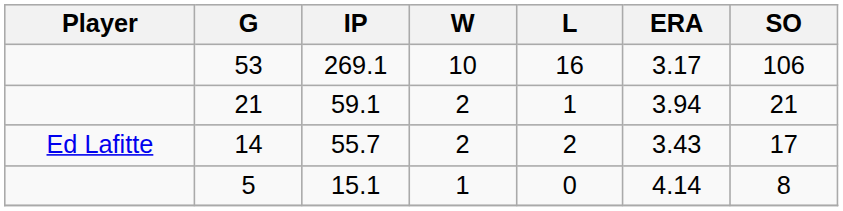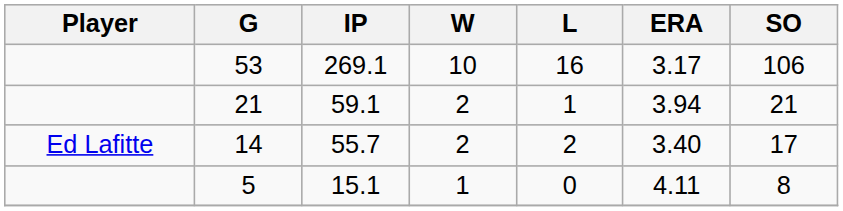(677, 144) 3.43 -> (677, 144) 3.40
(677, 184) 4.14 -> (677, 184) 4.11
